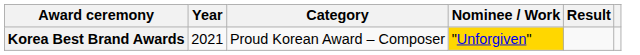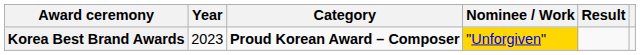(207, 38) 2021 -> (207, 38) 2023
(337, 38) normal -> (345, 38) bold
